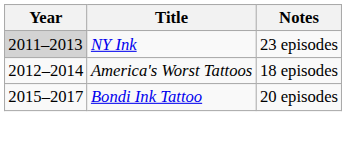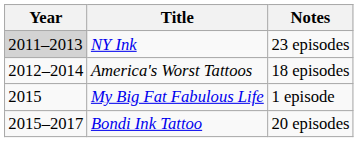+ row: (177, 96)
